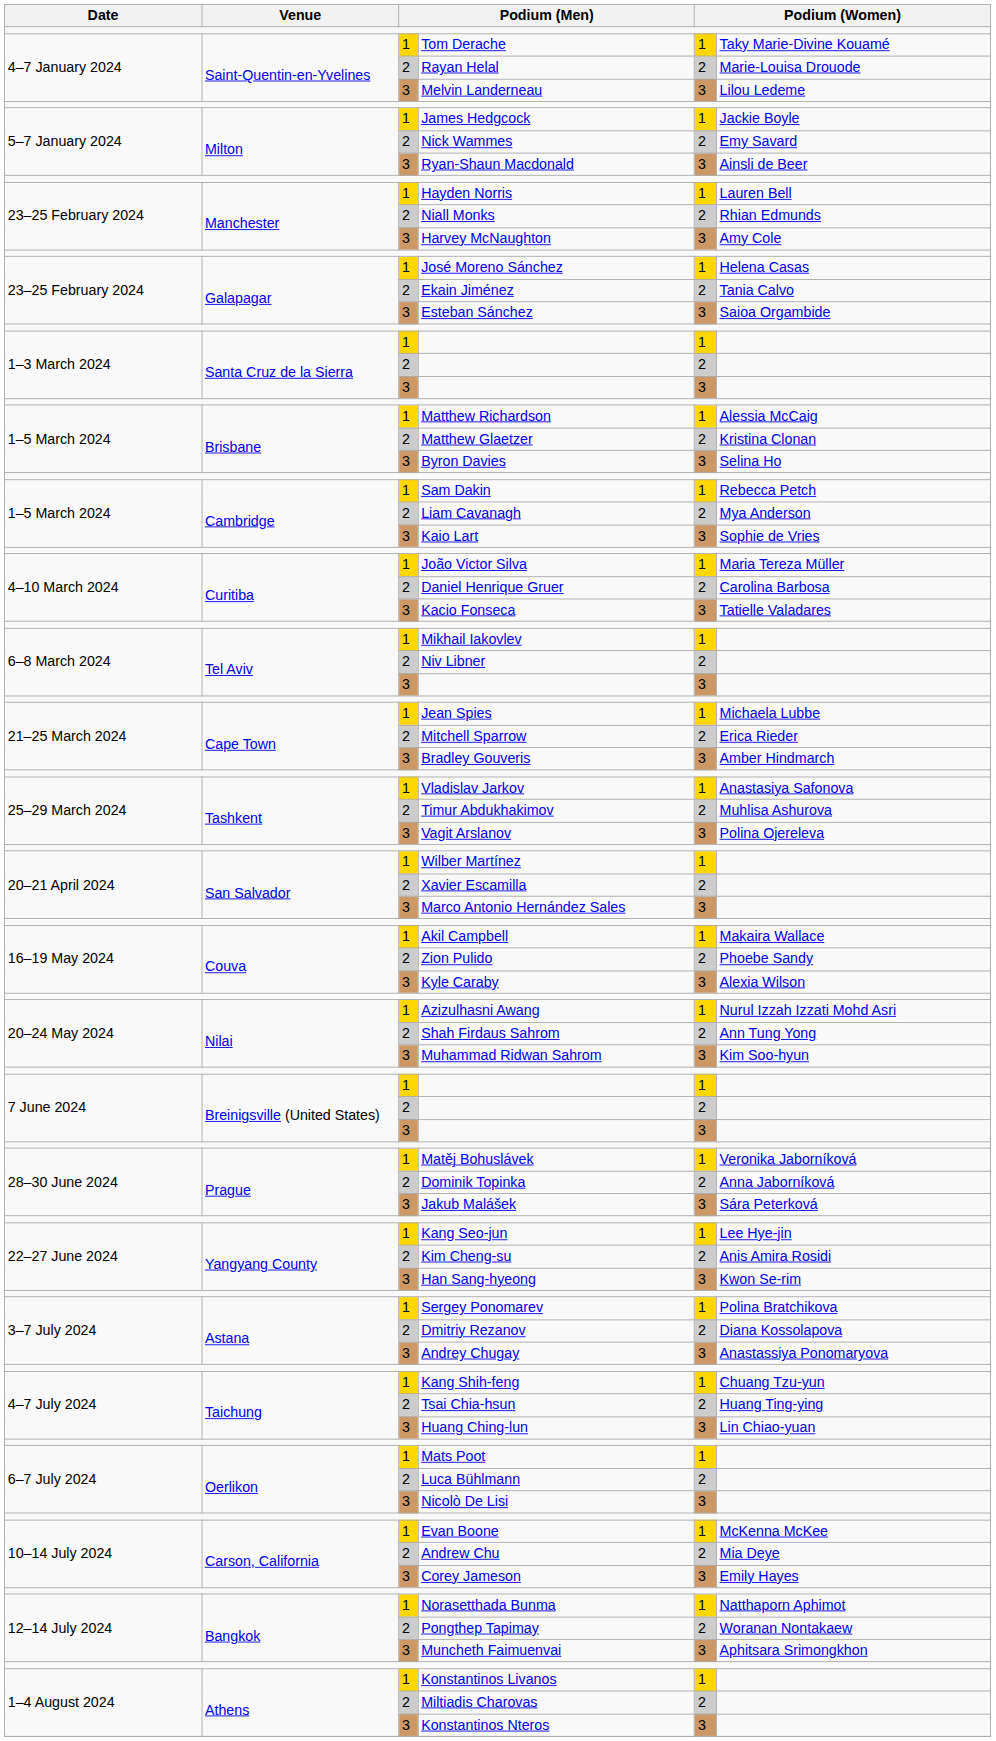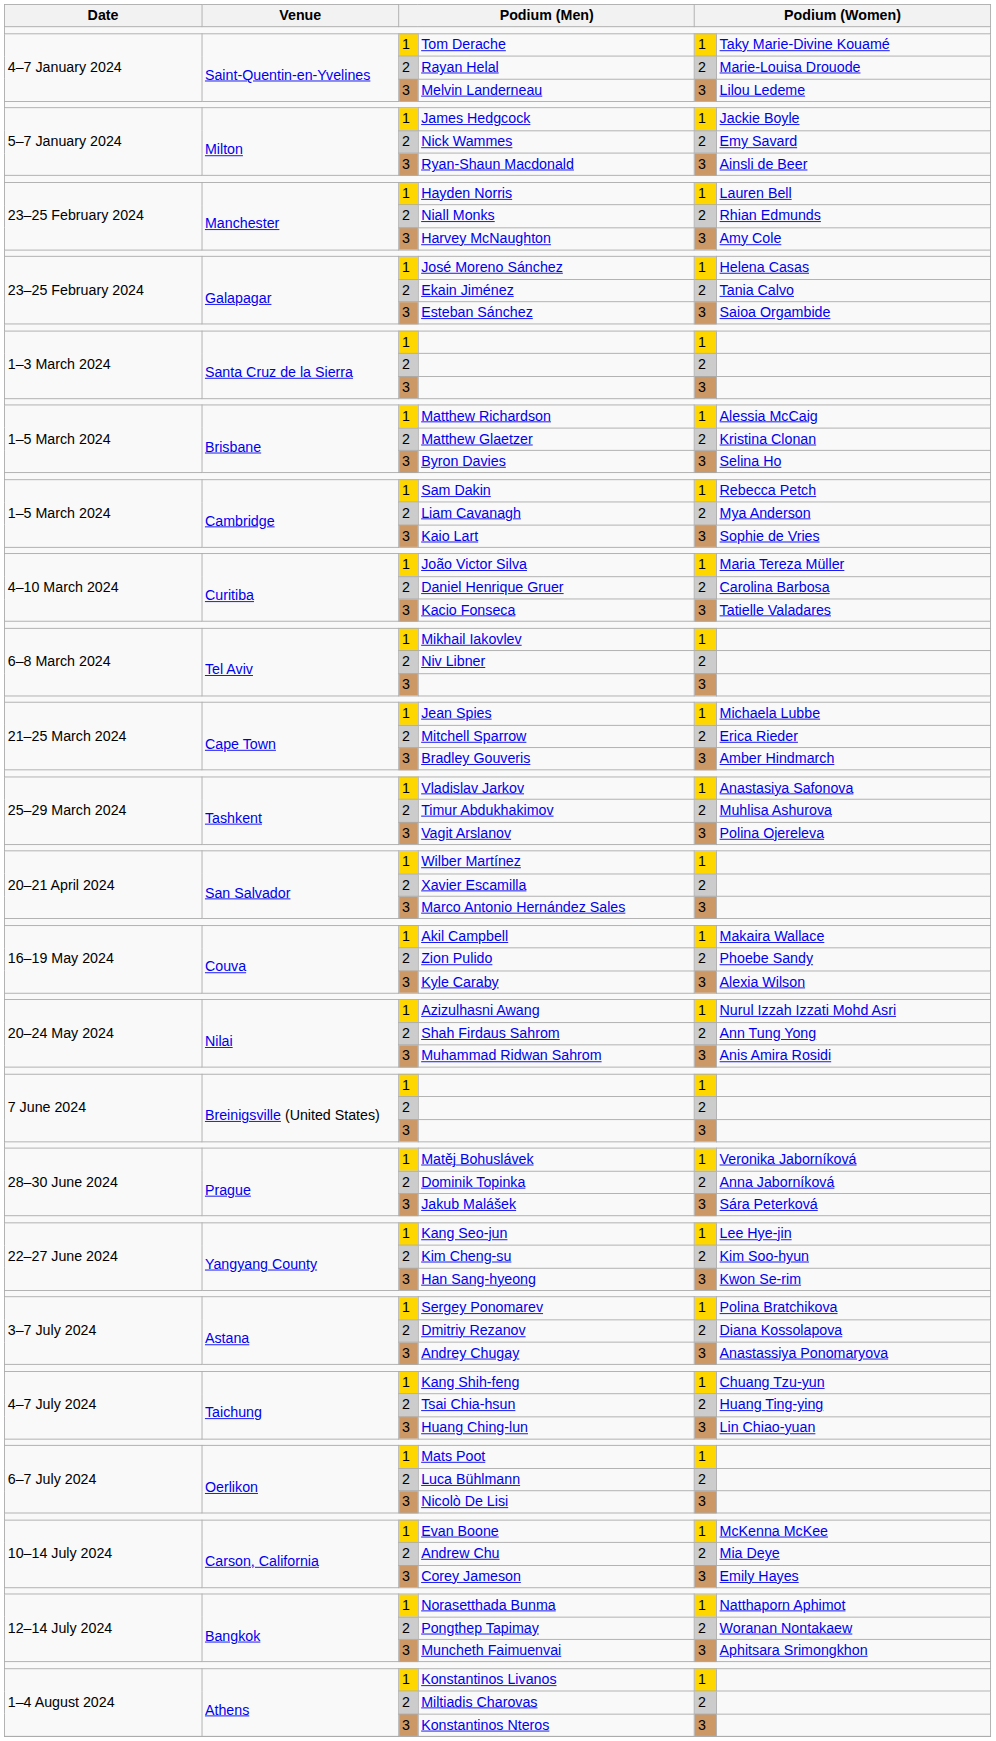(764, 1056) Kim Soo-hyun -> (775, 1056) Anis Amira Rosidi
(775, 1256) Anis Amira Rosidi -> (764, 1256) Kim Soo-hyun
